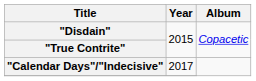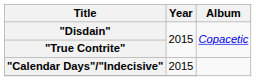(181, 66) 2017 -> (181, 66) 2015
